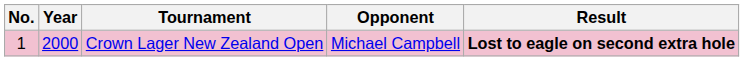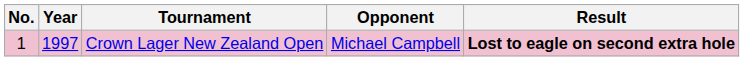(60, 43) 2000 -> (60, 43) 1997
